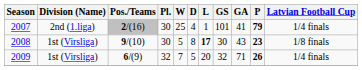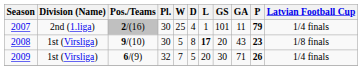(241, 27) 41 -> (241, 27) 11
(222, 42) 30 -> (222, 42) 20
(222, 57) 32 -> (222, 57) 30
